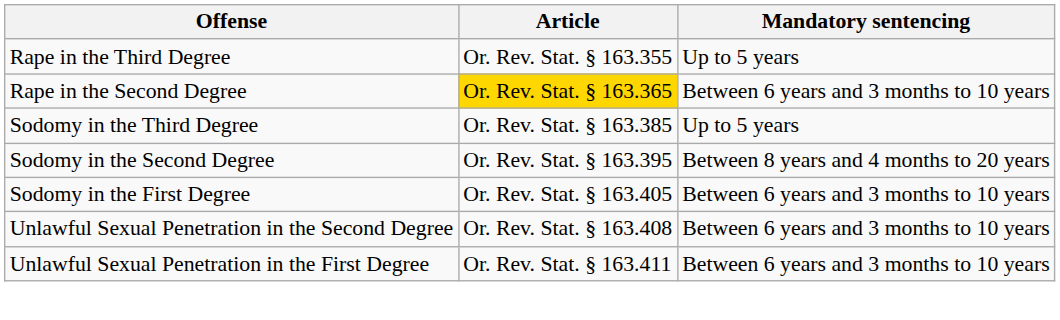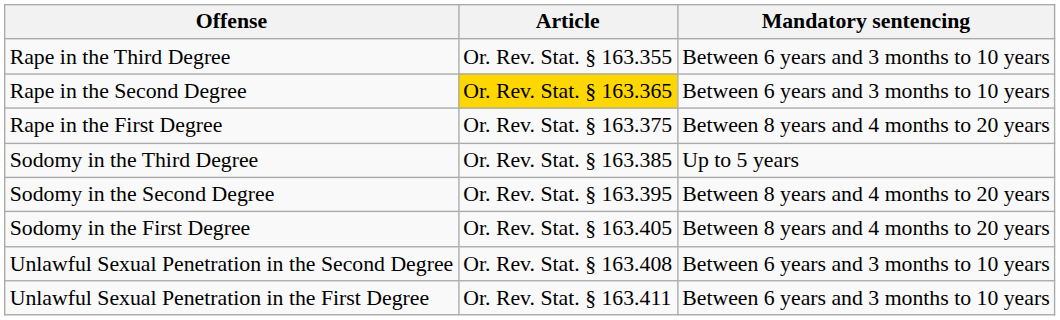(741, 56) Up to 5 years -> (866, 56) Between 6 years and 3 months to 10 years
+ row: (116, 125)
(866, 194) Between 6 years and 3 months to 10 years -> (866, 228) Between 8 years and 4 months to 20 years
